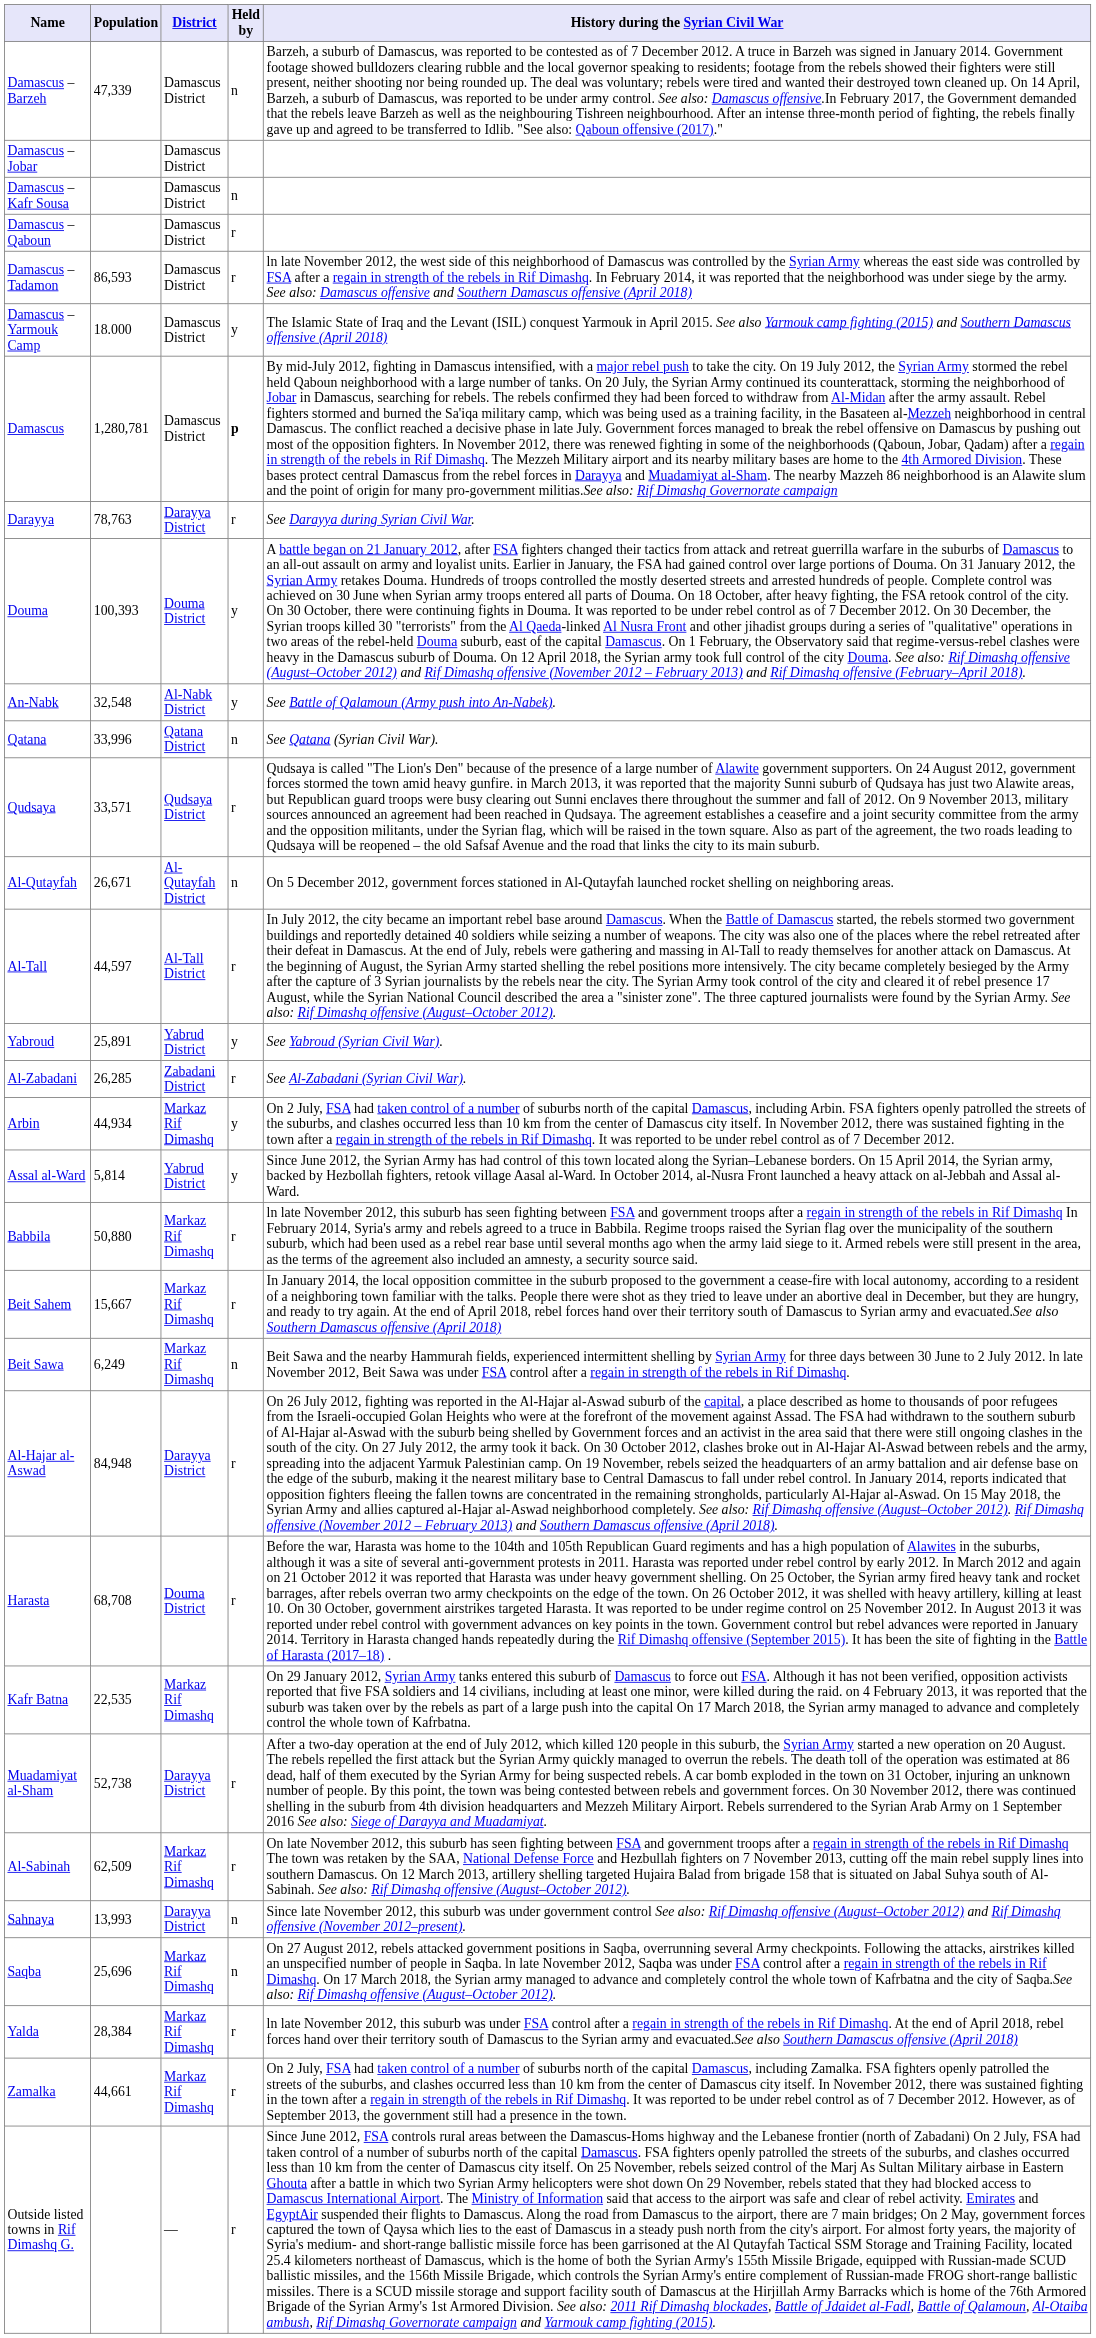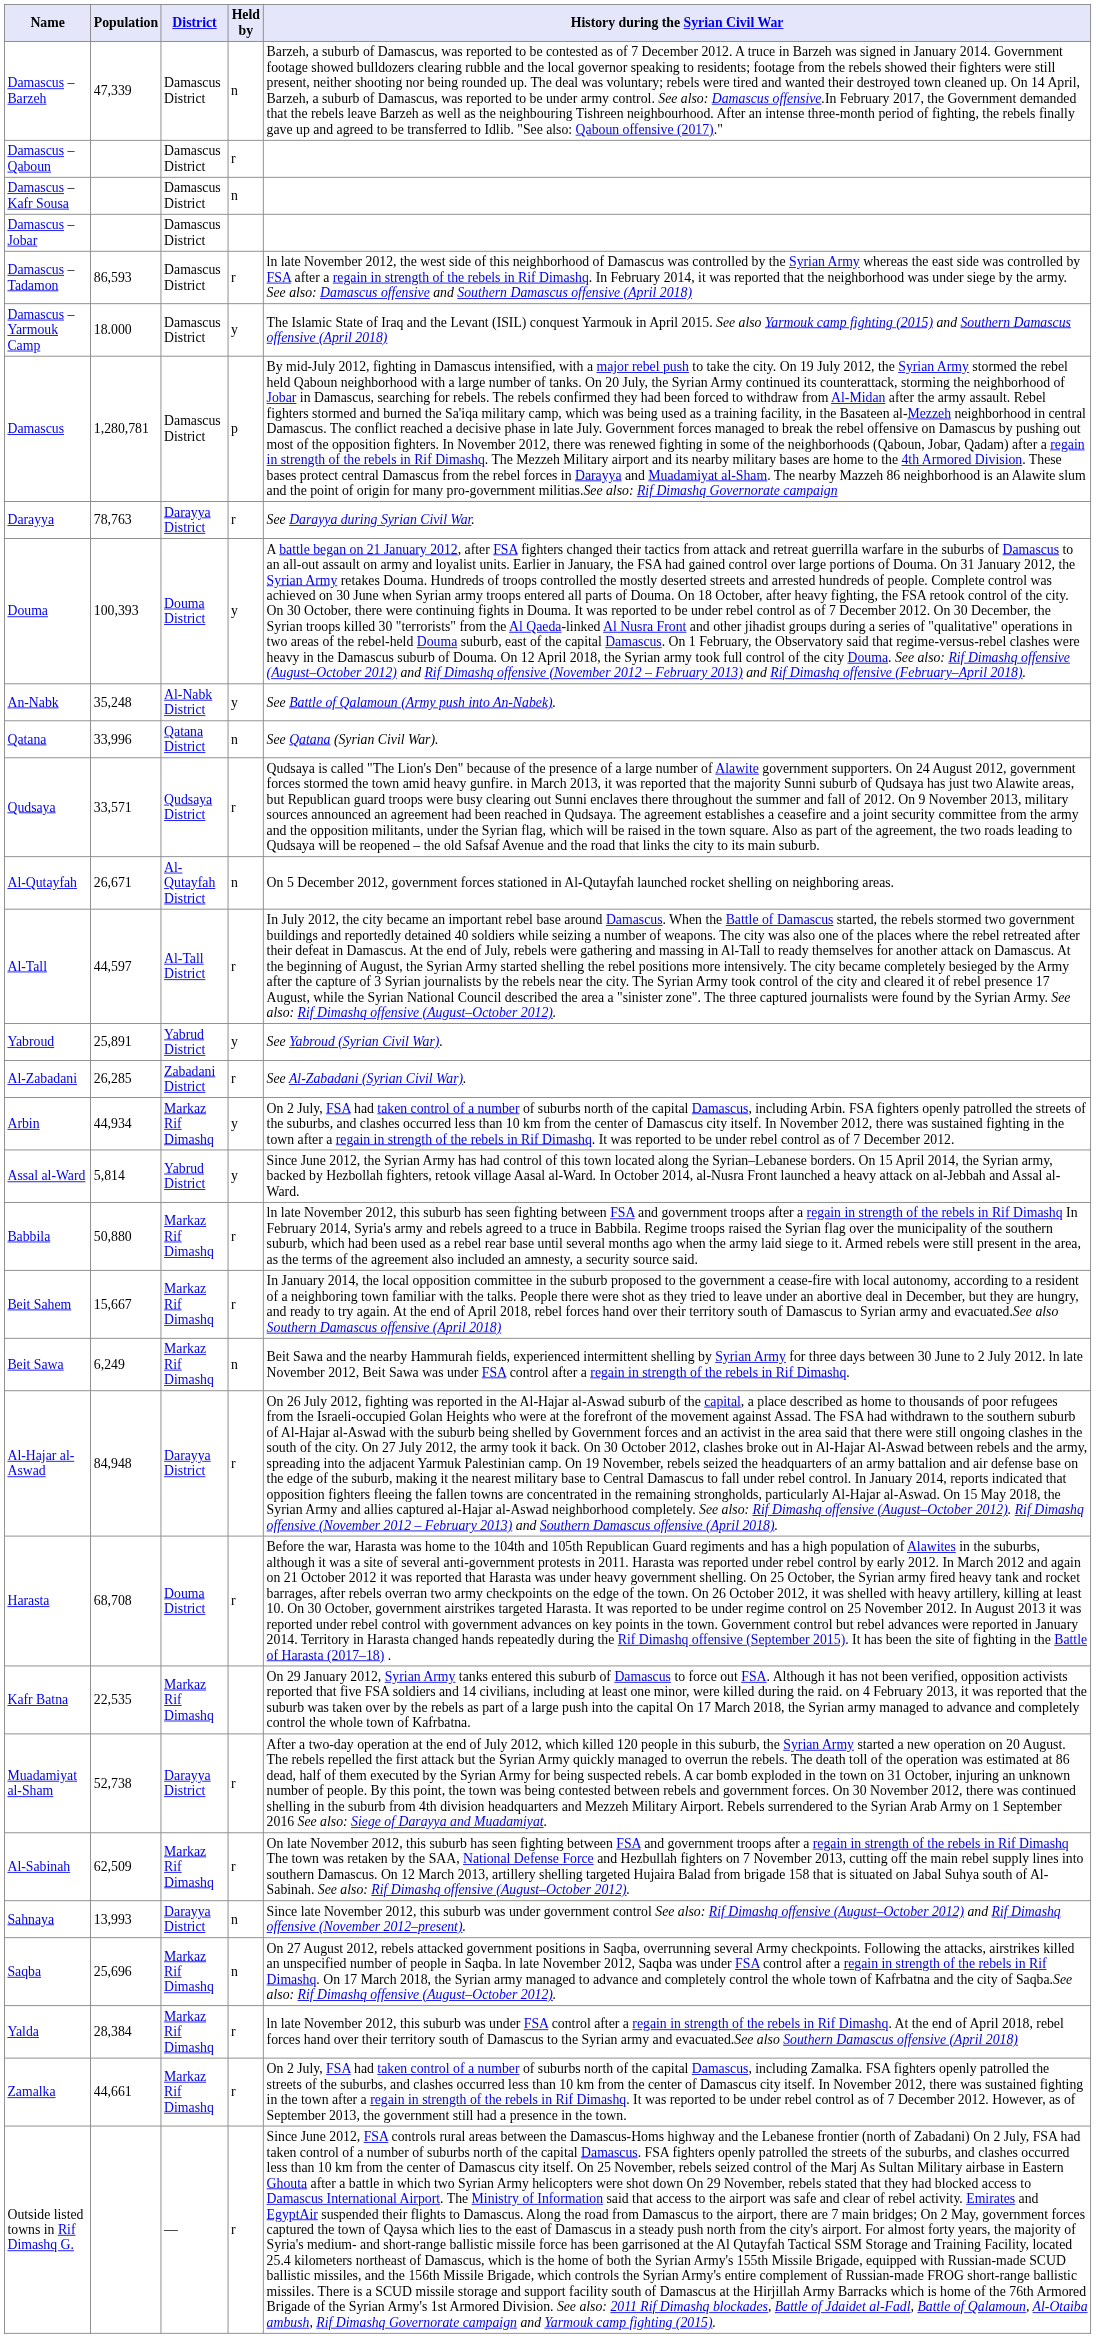rows swapped: (41, 158) <-> (41, 232)
(235, 428) bold -> (234, 428) normal
(113, 702) 32,548 -> (113, 702) 35,248
